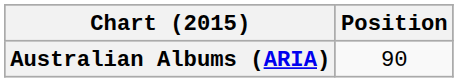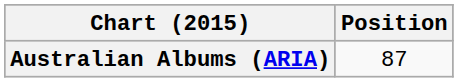(394, 59) 90 -> (394, 59) 87
